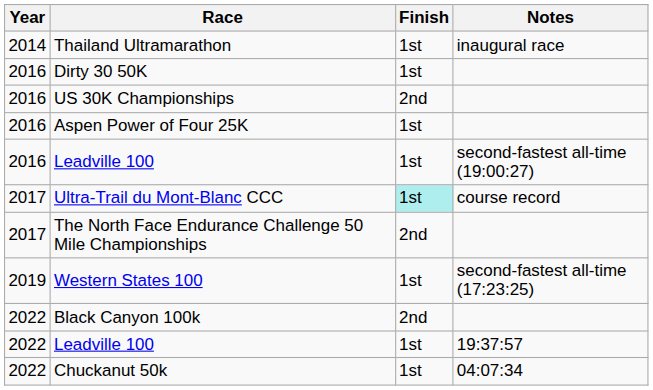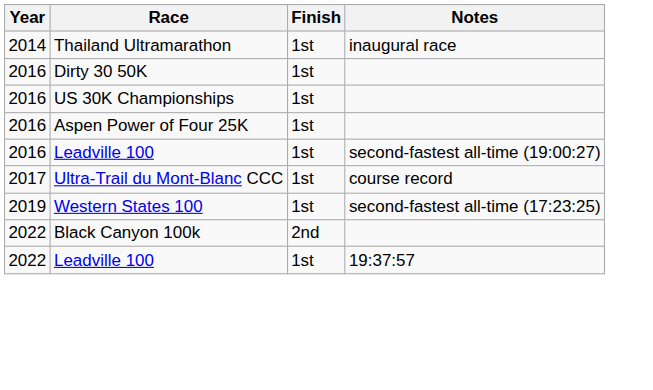(413, 98) 2nd -> (302, 98) 1st
(410, 198) paleturquoise background -> (302, 179) no background
- row: (209, 234)
- row: (111, 371)
